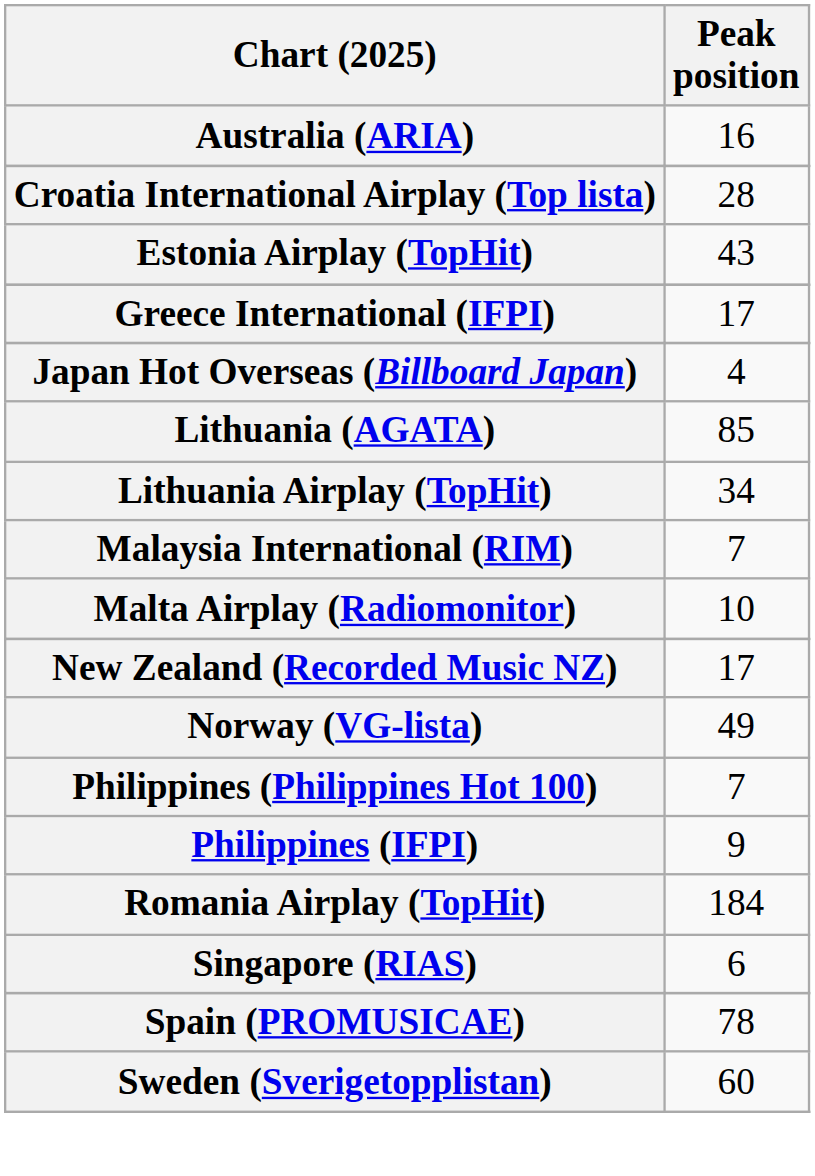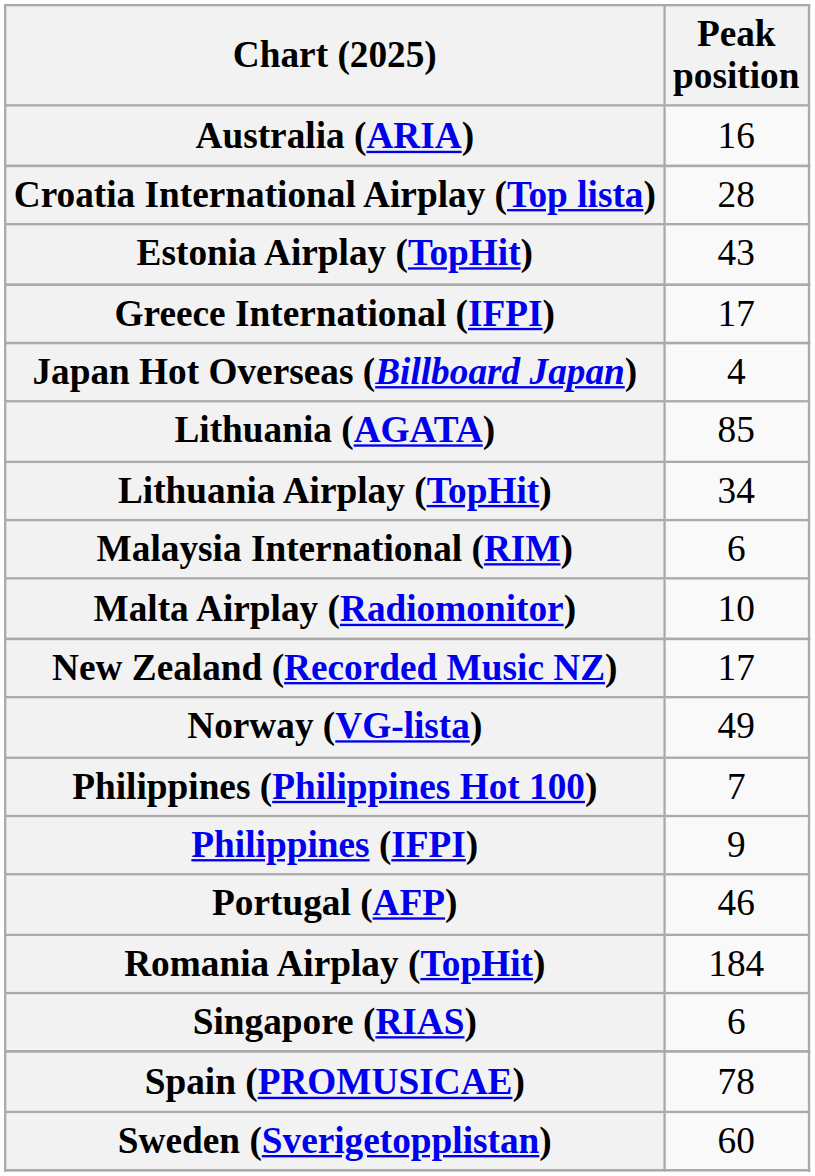(736, 548) 7 -> (736, 548) 6
+ row: (335, 903)
